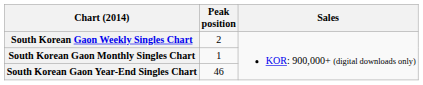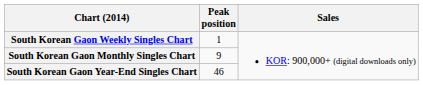(219, 39) 2 -> (219, 39) 1
(219, 55) 1 -> (219, 55) 9
